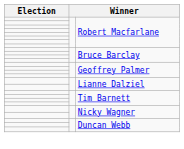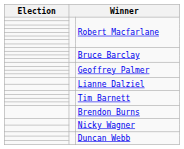+ row: (37, 112)
